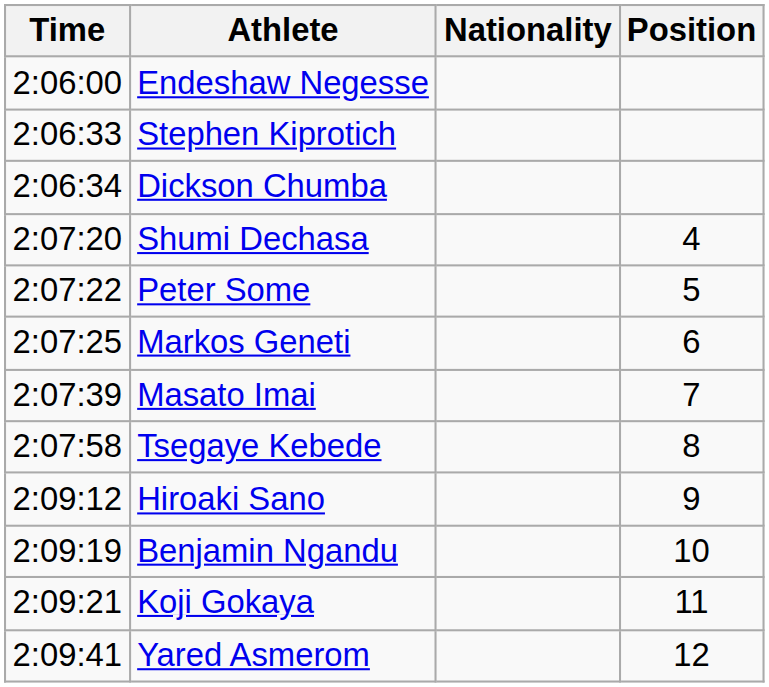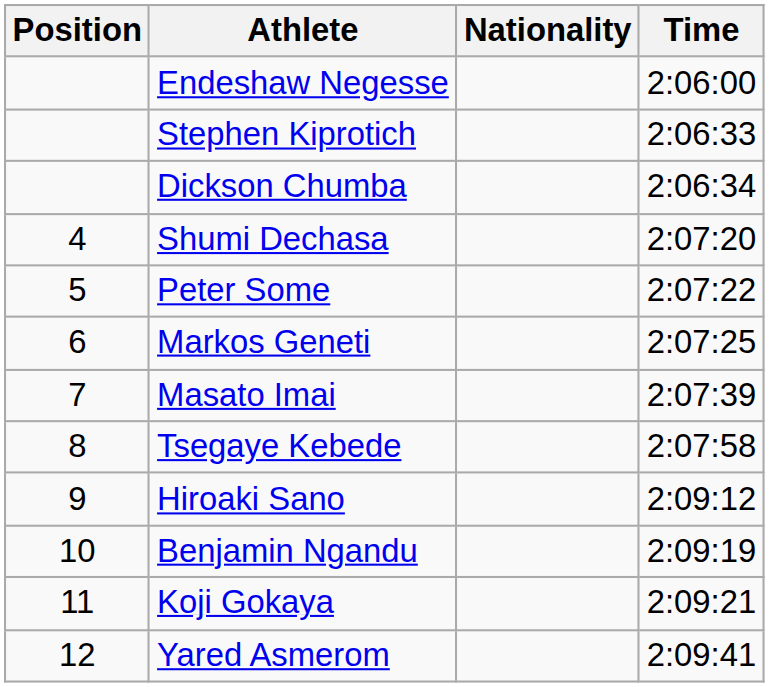columns swapped: (692, 30) <-> (67, 30)
